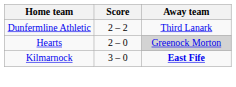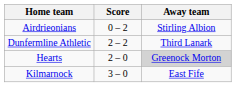+ row: (49, 27)
(186, 58) bold -> (186, 74) normal
